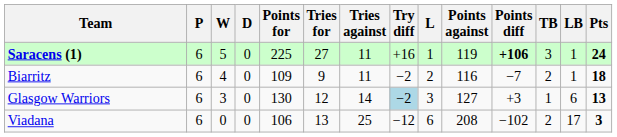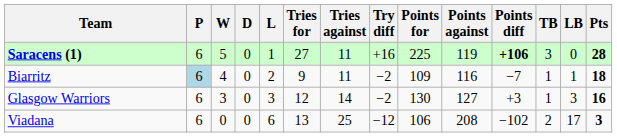columns swapped: (430, 23) <-> (281, 23)
(574, 53) 1 -> (574, 53) 0
(599, 53) 24 -> (599, 53) 28
(199, 76) no background -> (199, 76) lightblue background
(548, 76) 2 -> (548, 76) 1
(404, 98) lightblue background -> (384, 98) no background
(574, 98) 6 -> (574, 98) 3
(599, 98) 13 -> (599, 98) 16
